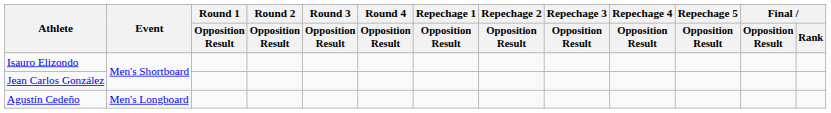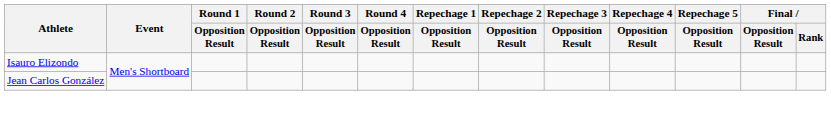- row: (43, 99)
